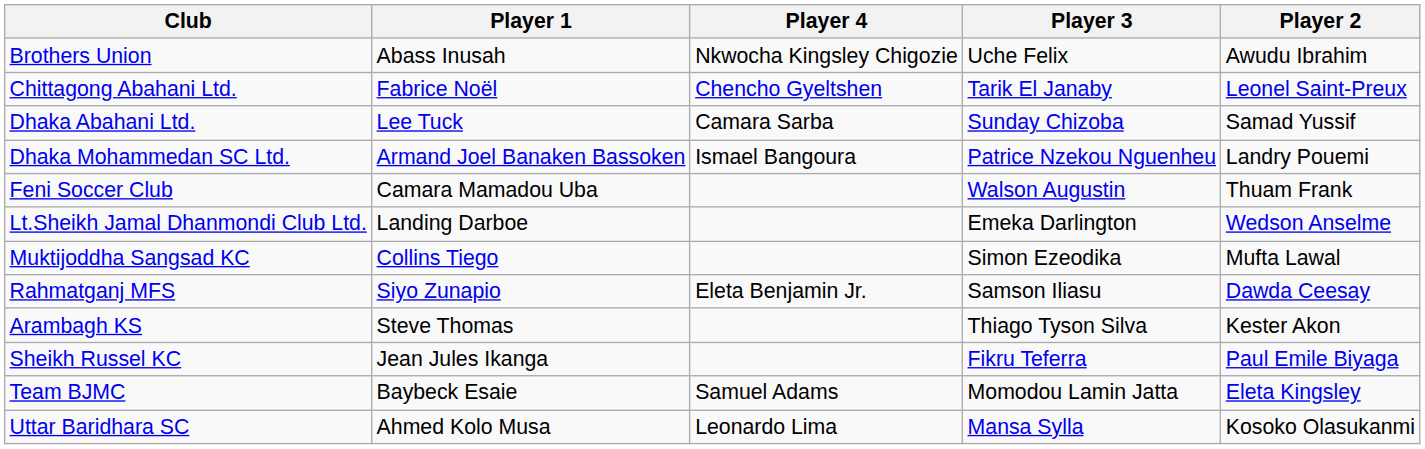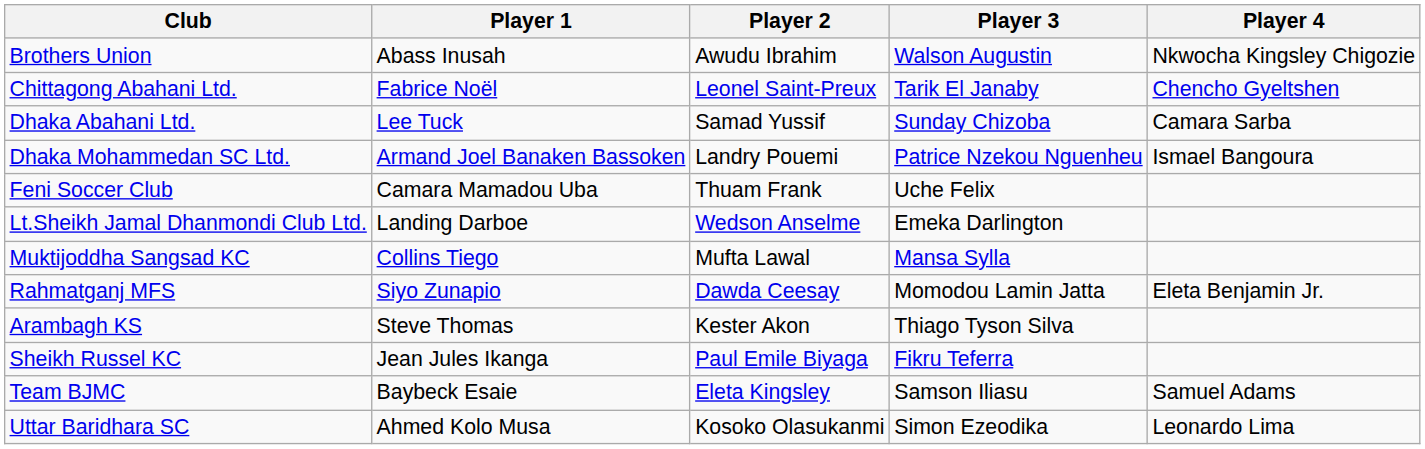columns swapped: (1320, 21) <-> (826, 21)
(1018, 55) Uche Felix -> (973, 55) Walson Augustin
(1046, 190) Walson Augustin -> (944, 190) Uche Felix
(1044, 257) Simon Ezeodika -> (952, 257) Mansa Sylla
(1034, 291) Samson Iliasu -> (1000, 291) Momodou Lamin Jatta
(1073, 392) Momodou Lamin Jatta -> (961, 392) Samson Iliasu
(1026, 426) Mansa Sylla -> (971, 426) Simon Ezeodika
